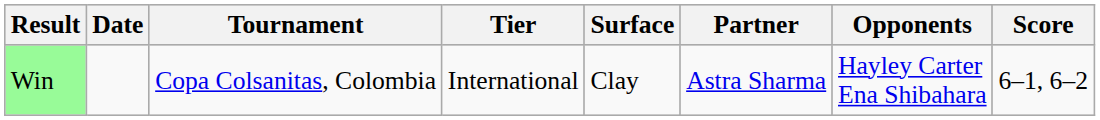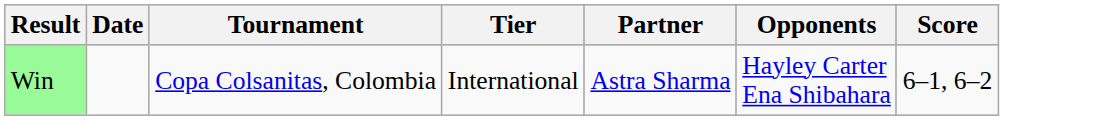- column: (632, 24)
